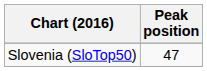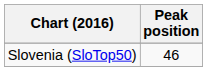(171, 54) 47 -> (171, 54) 46
